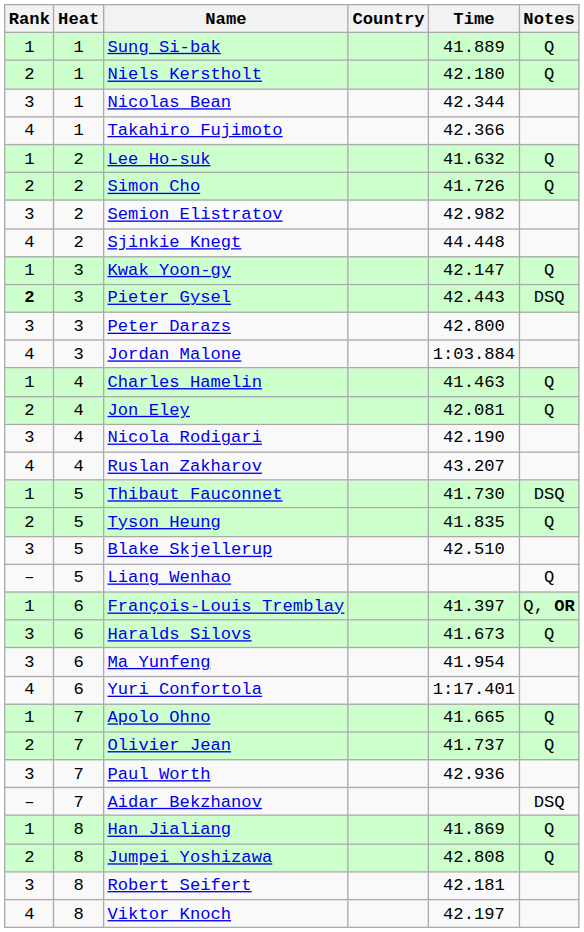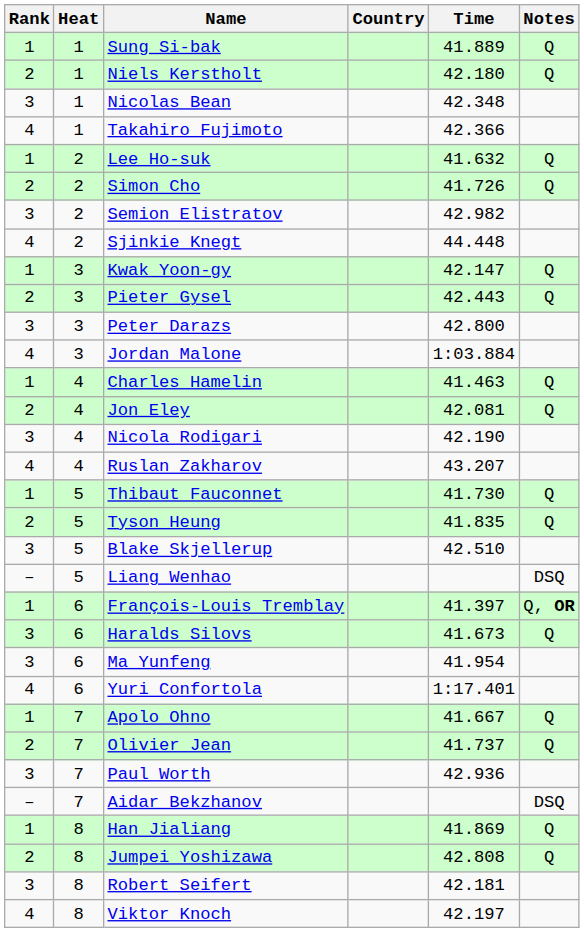(474, 103) 42.344 -> (474, 103) 42.348
(29, 298) bold -> (29, 298) normal
(549, 298) DSQ -> (549, 298) Q
(549, 494) DSQ -> (549, 494) Q
(549, 578) Q -> (549, 578) DSQ
(474, 718) 41.665 -> (474, 718) 41.667
